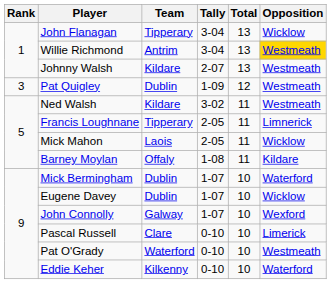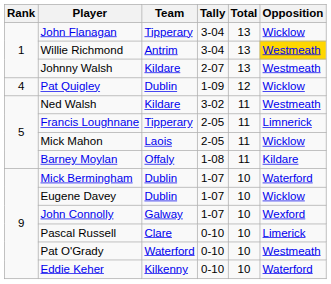(21, 86) 3 -> (21, 86) 4
(292, 86) Westmeath -> (284, 86) Wicklow
